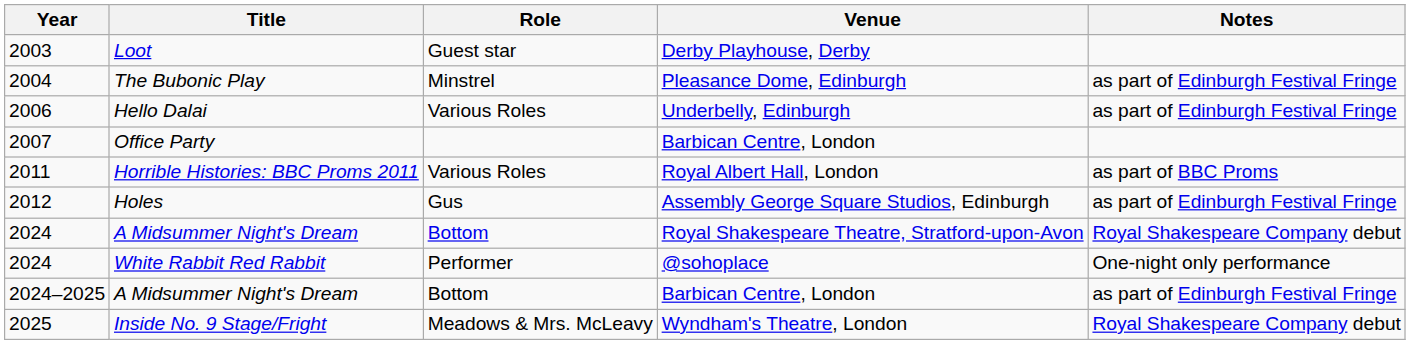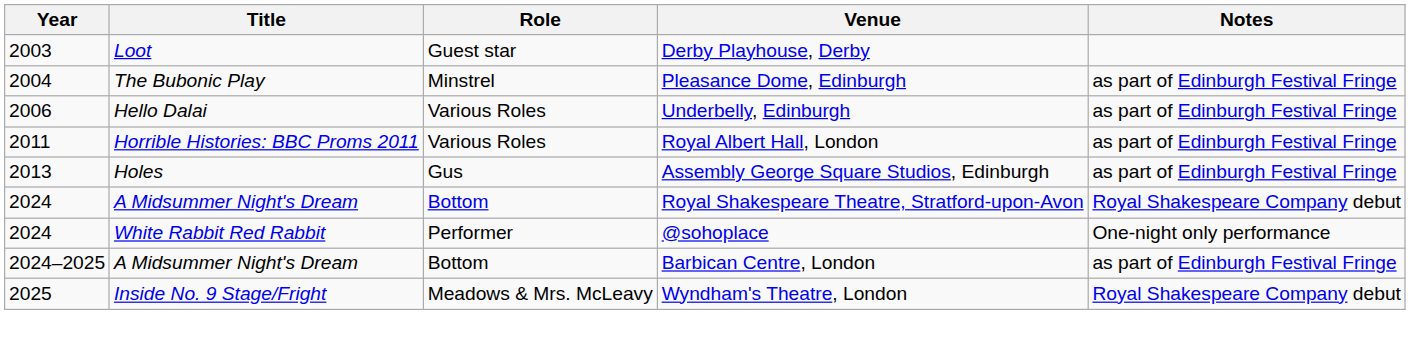- row: (164, 141)
(1185, 171) as part of BBC Proms -> (1245, 141) as part of Edinburgh Festival Fringe
(30, 202) 2012 -> (30, 171) 2013
